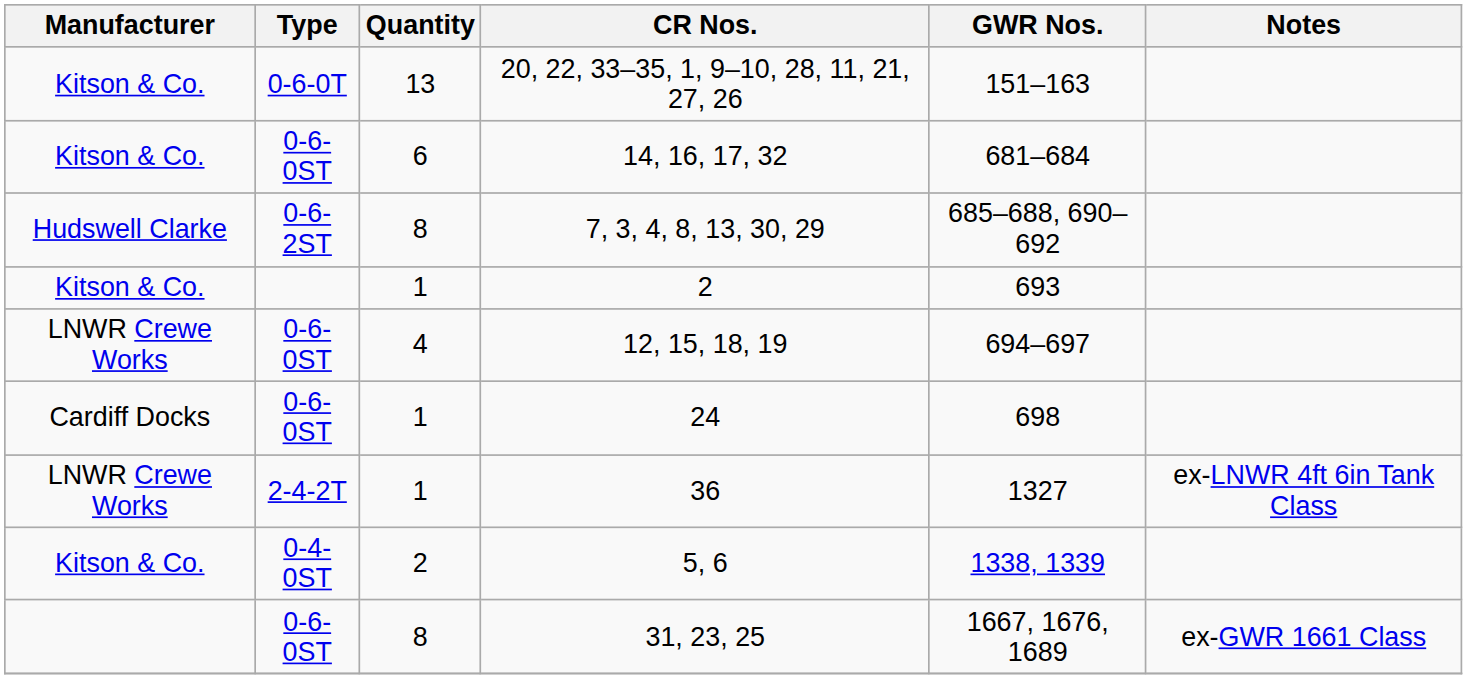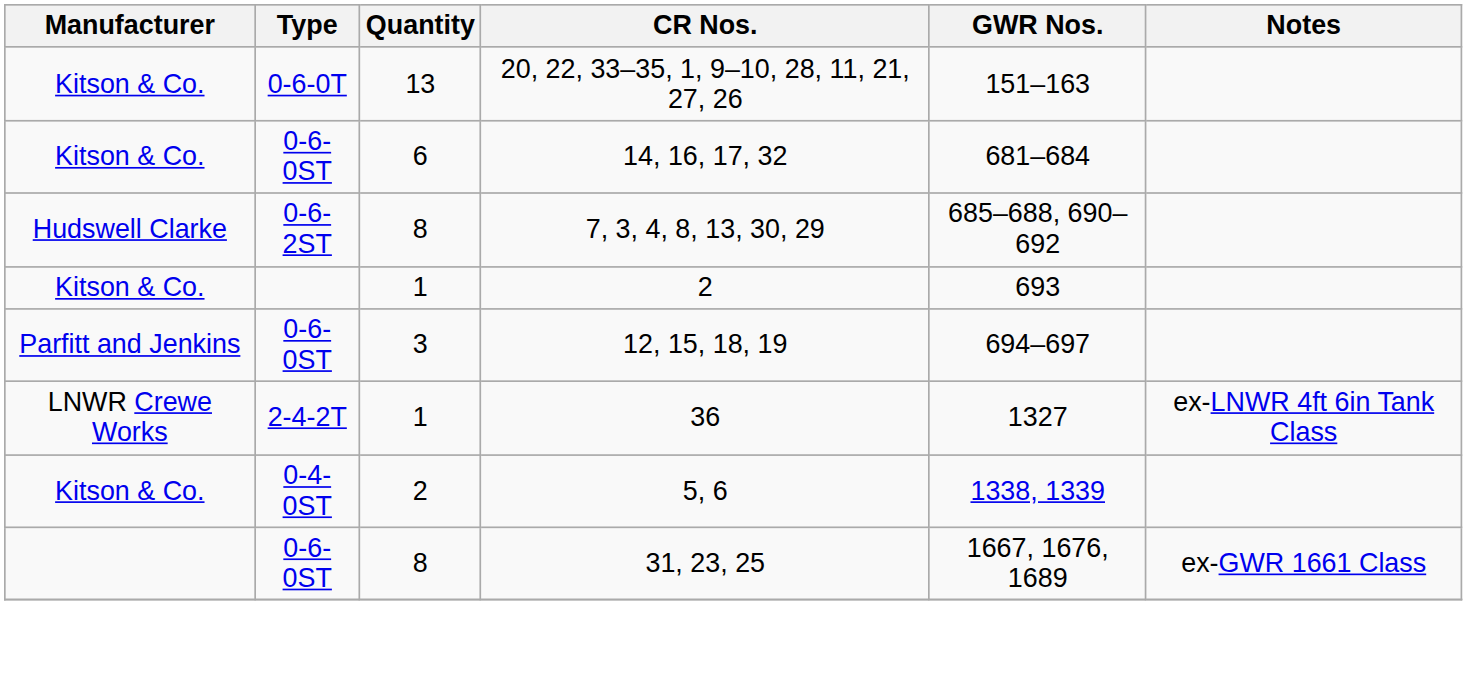(130, 344) LNWR Crewe Works -> (130, 344) Parfitt and Jenkins
(420, 344) 4 -> (420, 344) 3
- row: (705, 417)
